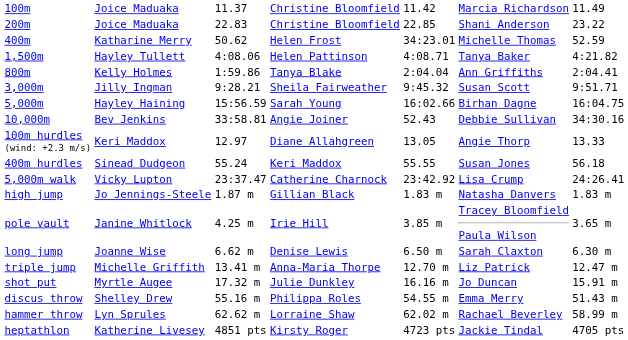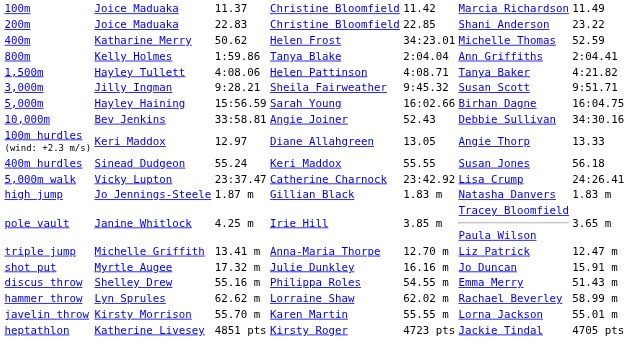rows swapped: (17, 72) <-> (24, 56)
- row: (34, 251)
+ row: (47, 314)
